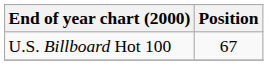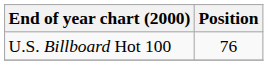(228, 45) 67 -> (228, 45) 76
